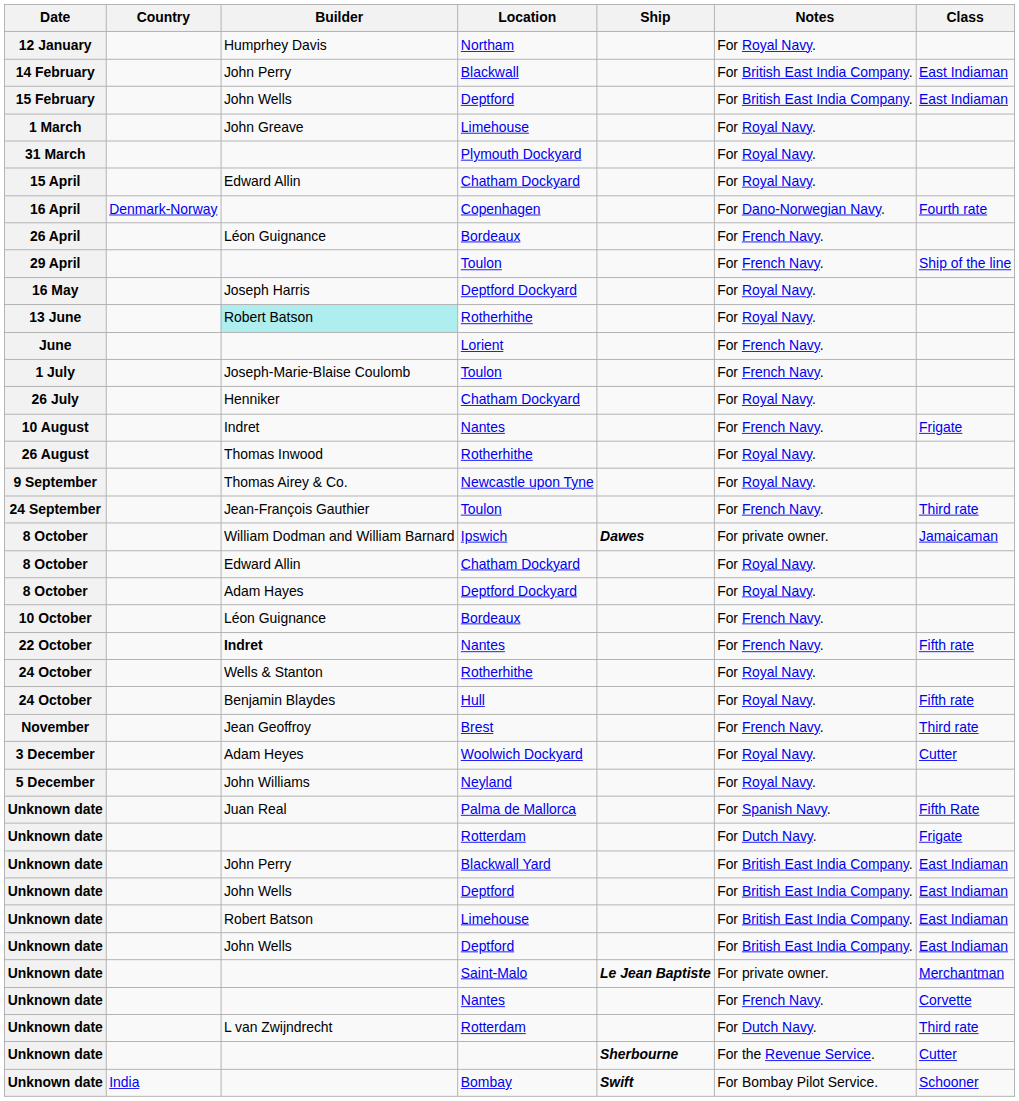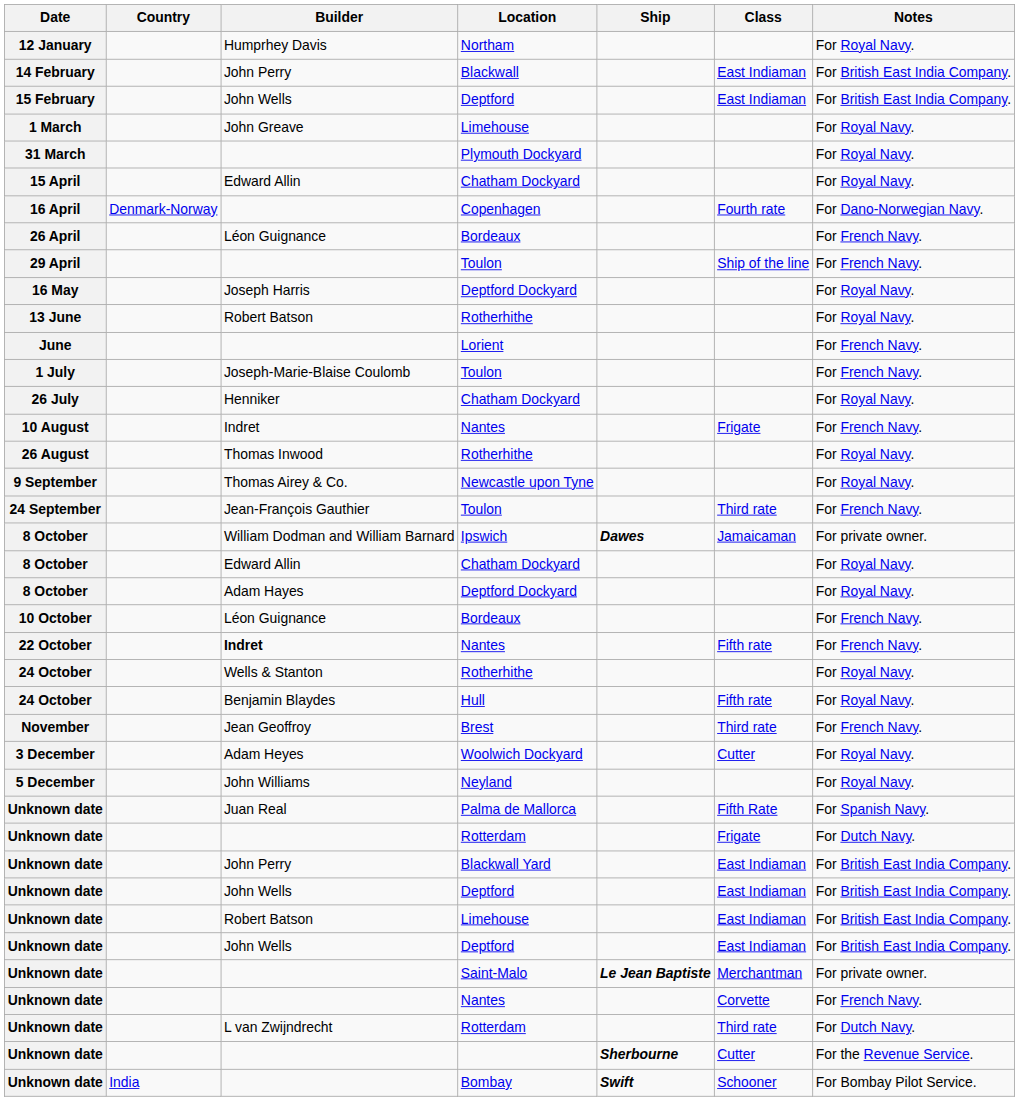columns swapped: (965, 18) <-> (815, 18)
(268, 318) paleturquoise background -> (268, 318) no background
